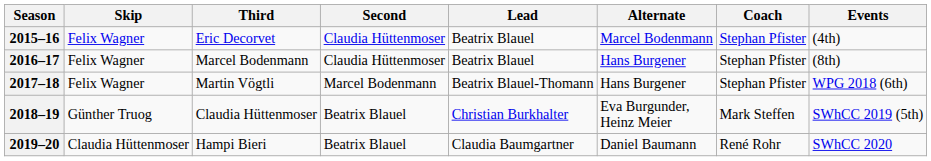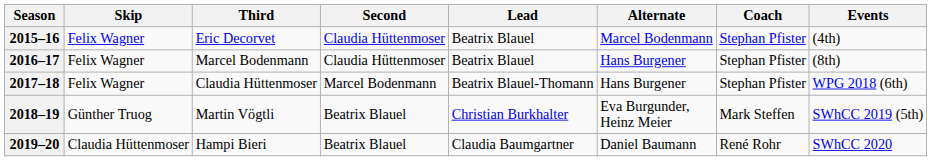(235, 83) Martin Vögtli -> (256, 83) Claudia Hüttenmoser
(256, 114) Claudia Hüttenmoser -> (235, 114) Martin Vögtli
